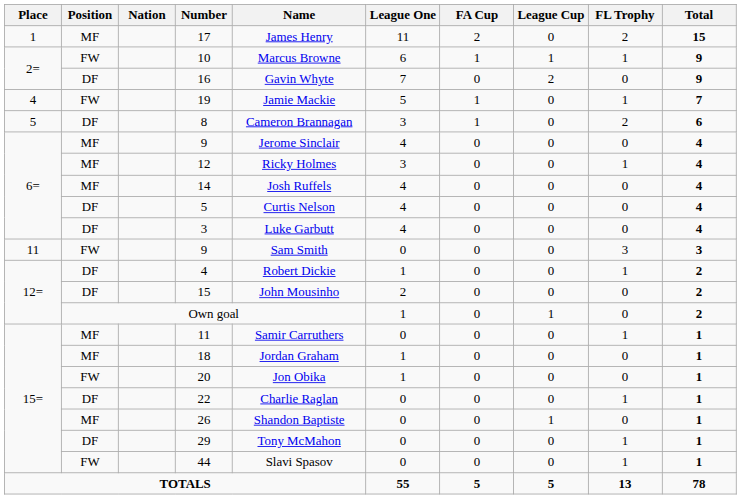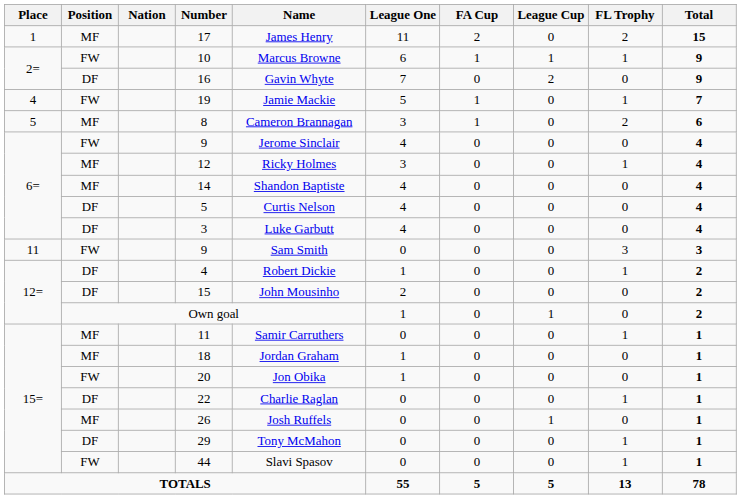(90, 121) DF -> (90, 121) MF
(90, 143) MF -> (90, 143) FW
(299, 185) Josh Ruffels -> (299, 185) Shandon Baptiste
(299, 420) Shandon Baptiste -> (299, 420) Josh Ruffels
